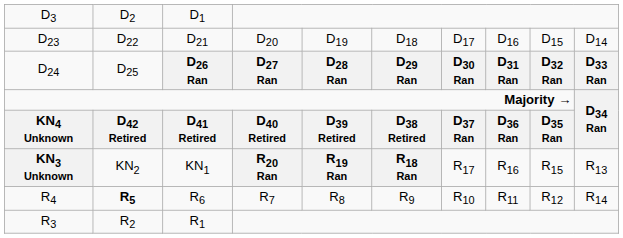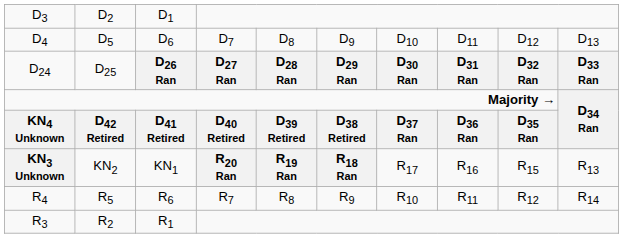+ row: (40, 40)
- row: (49, 40)
(128, 198) bold -> (105, 198) normal
